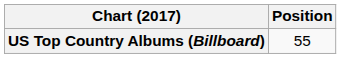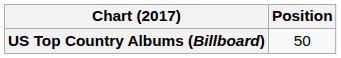(302, 41) 55 -> (302, 41) 50
